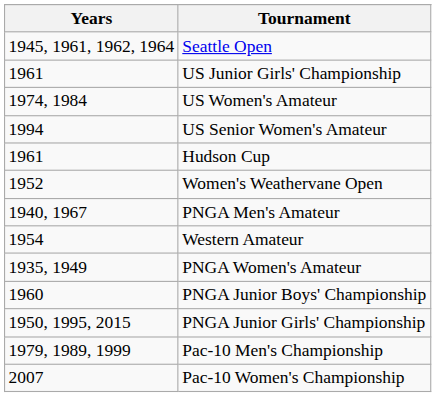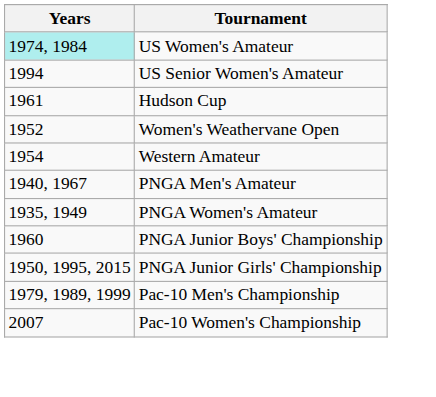- row: (227, 45)
- row: (292, 73)
(48, 101) no background -> (48, 45) paleturquoise background
rows swapped: (243, 239) <-> (261, 211)
